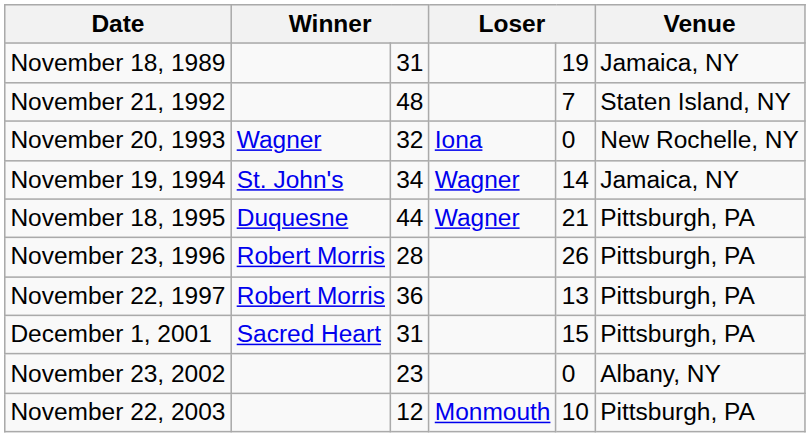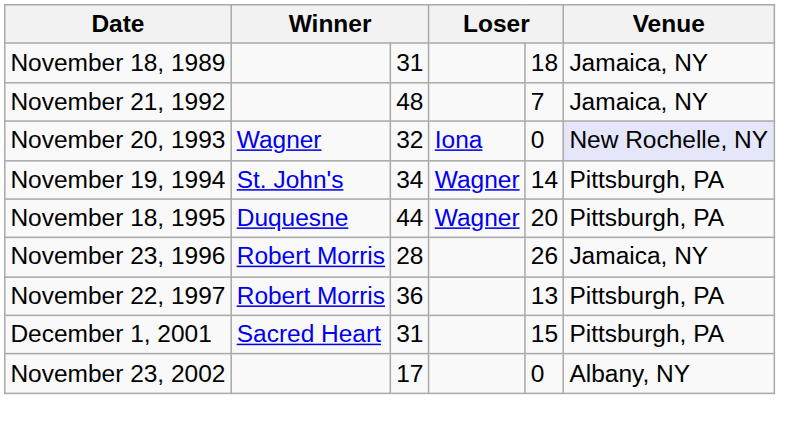(575, 62) 19 -> (544, 62) 18
(695, 101) Staten Island, NY -> (639, 101) Jamaica, NY
(700, 140) no background -> (669, 140) lavender background
(670, 179) Jamaica, NY -> (647, 179) Pittsburgh, PA
(575, 218) 21 -> (544, 218) 20
(678, 256) Pittsburgh, PA -> (639, 256) Jamaica, NY
(410, 373) 23 -> (410, 373) 17
- row: (118, 412)
